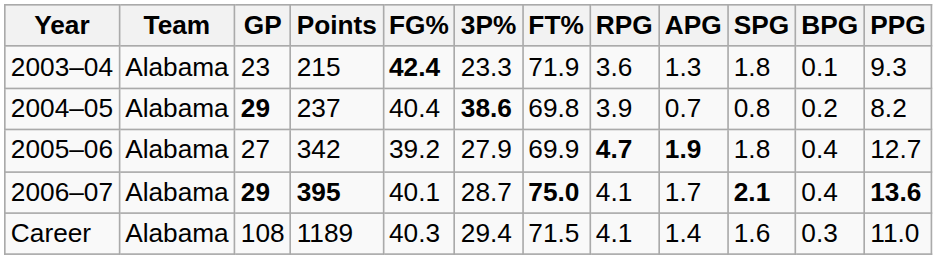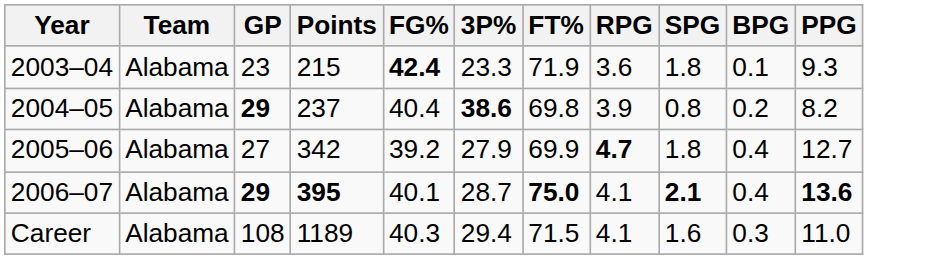- column: (693, 25)
